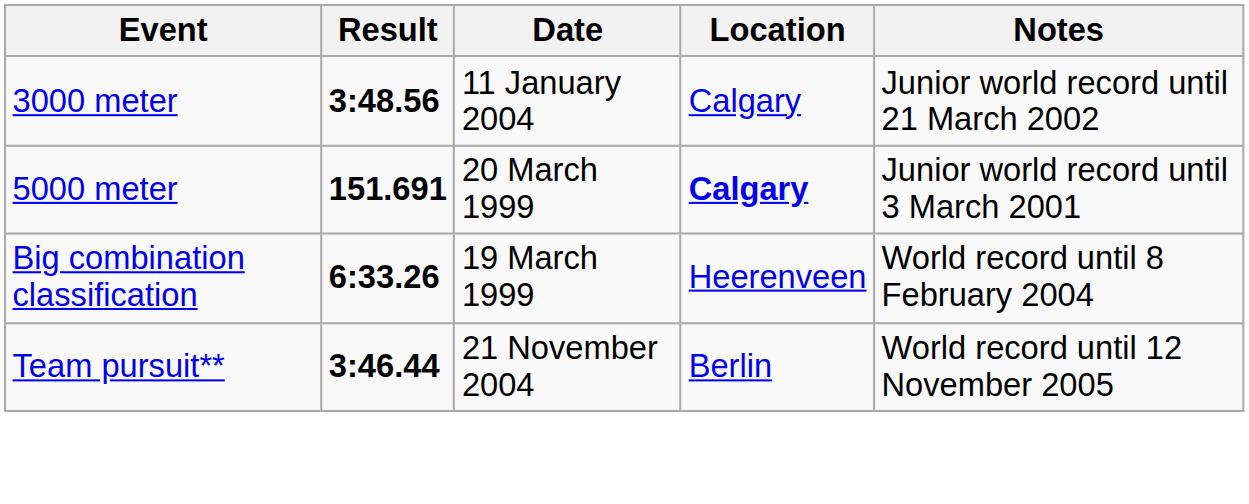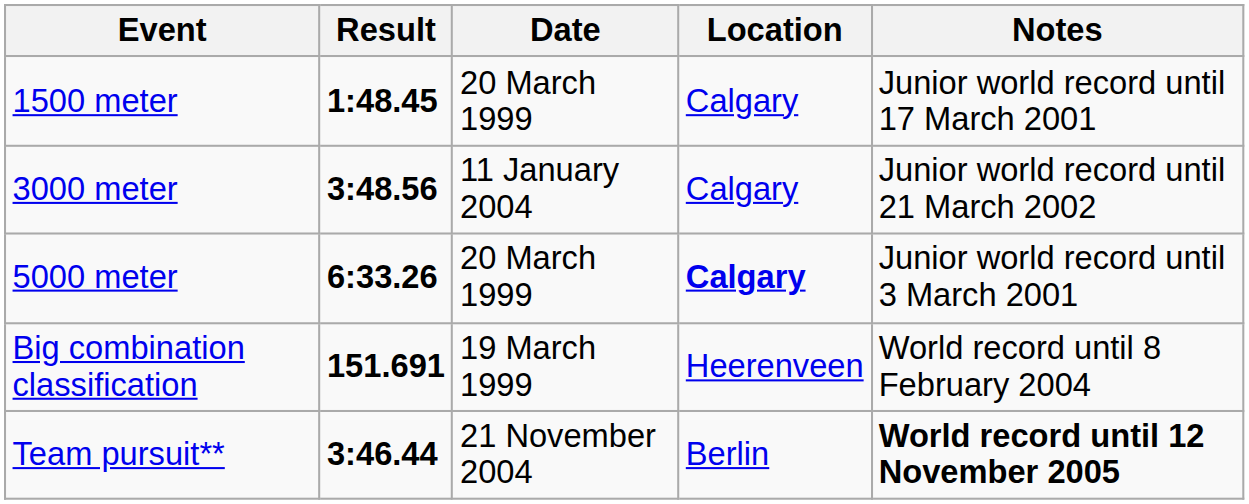+ row: (95, 100)
(388, 188) 151.691 -> (382, 277) 6:33.26
(384, 277) 6:33.26 -> (386, 365) 151.691
(1032, 365) normal -> (1042, 454) bold
